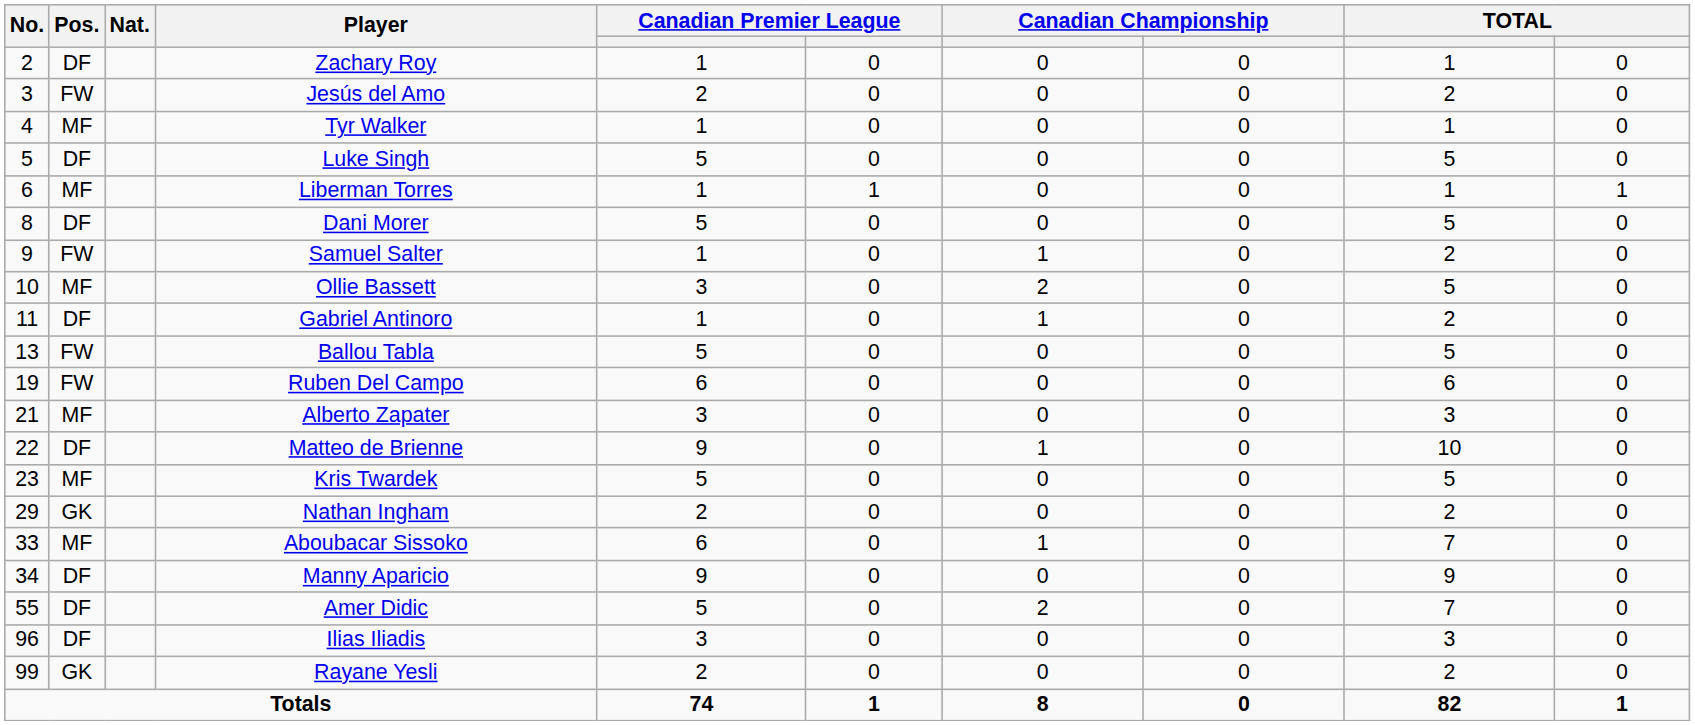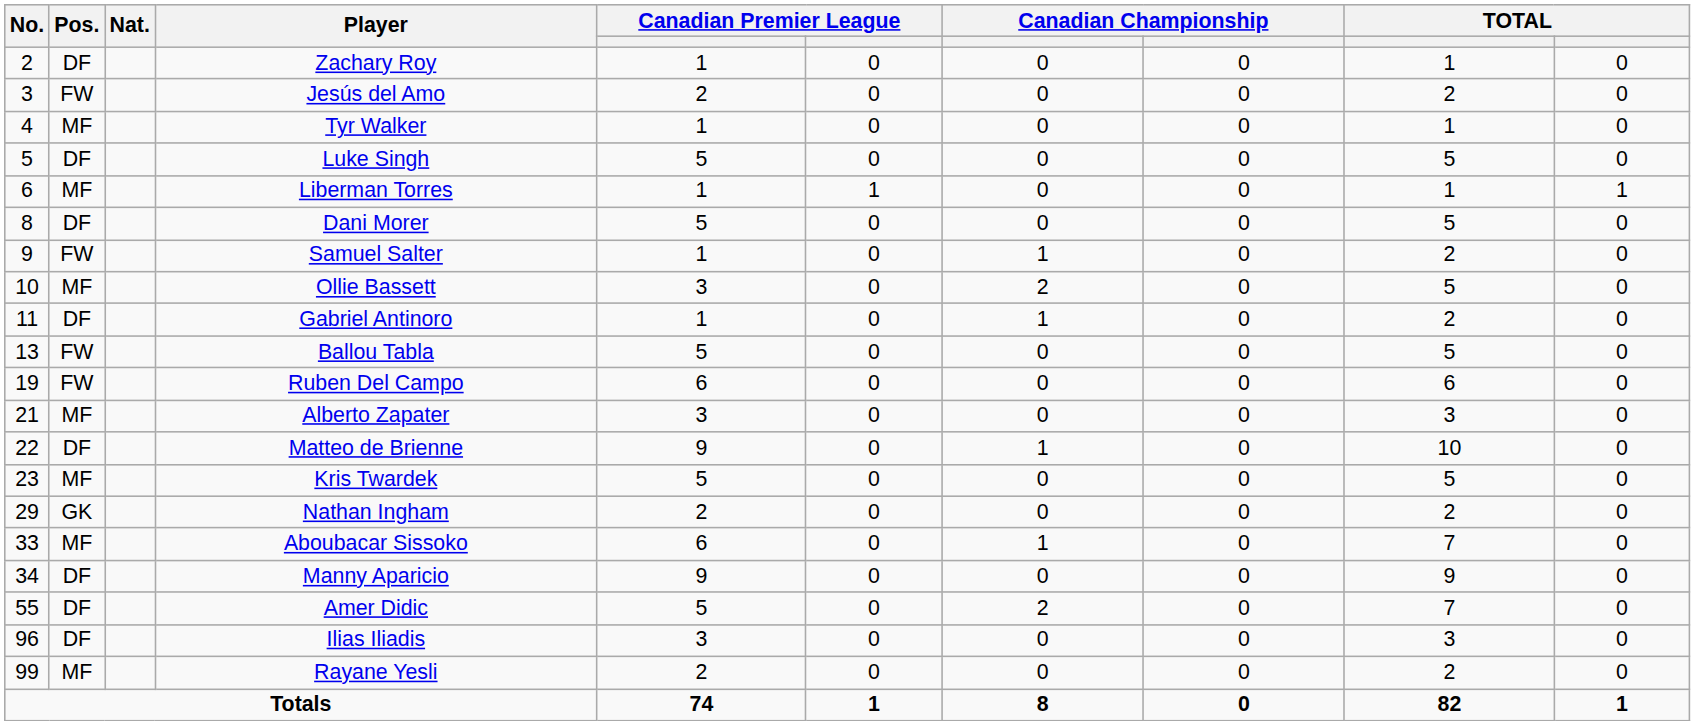(77, 671) GK -> (77, 671) MF
